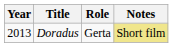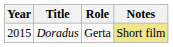(19, 33) 2013 -> (19, 33) 2015
